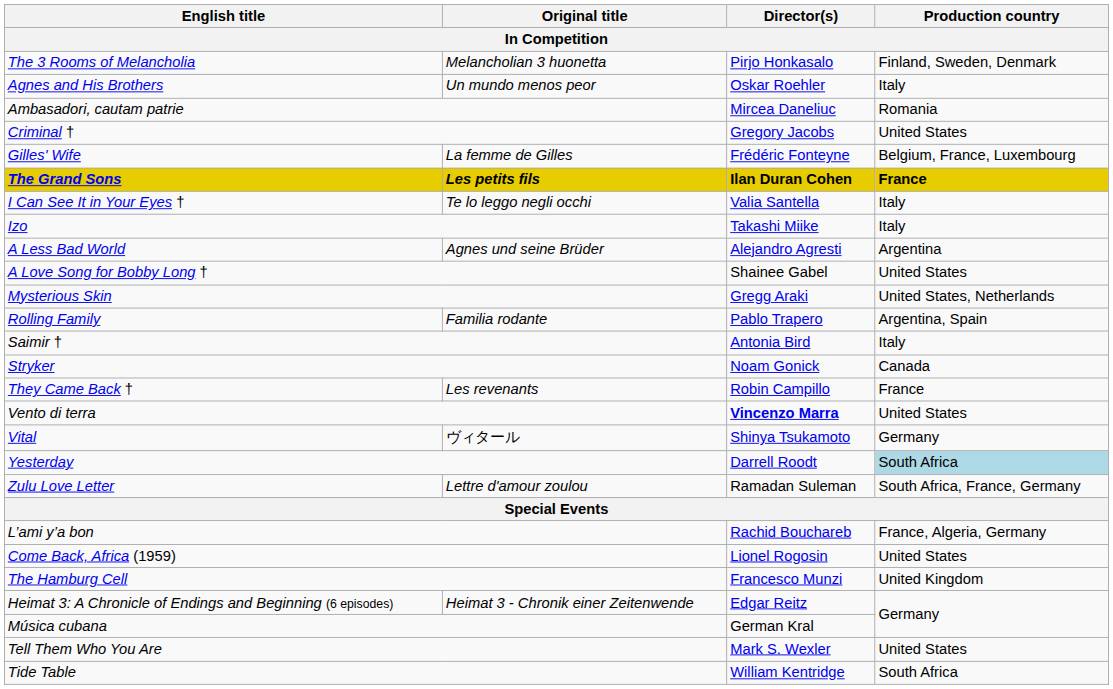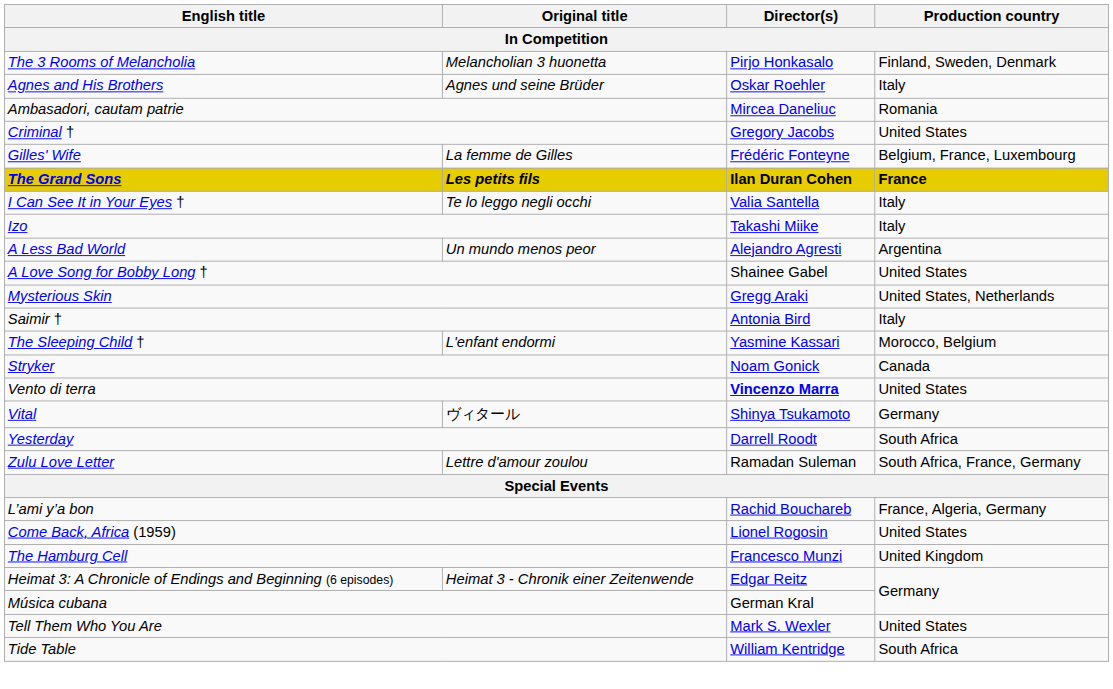(521, 86) Un mundo menos peor -> (525, 86) Agnes und seine Brüder
(525, 249) Agnes und seine Brüder -> (521, 249) Un mundo menos peor
- row: (54, 319)
+ row: (76, 343)
- row: (70, 389)
(918, 462) lightblue background -> (918, 439) no background
